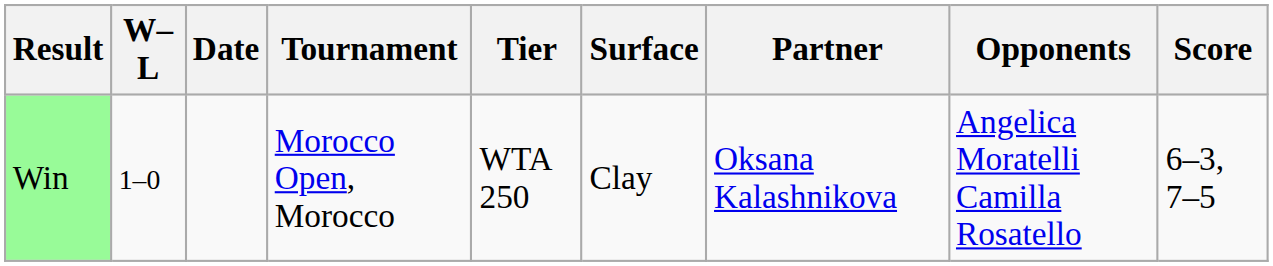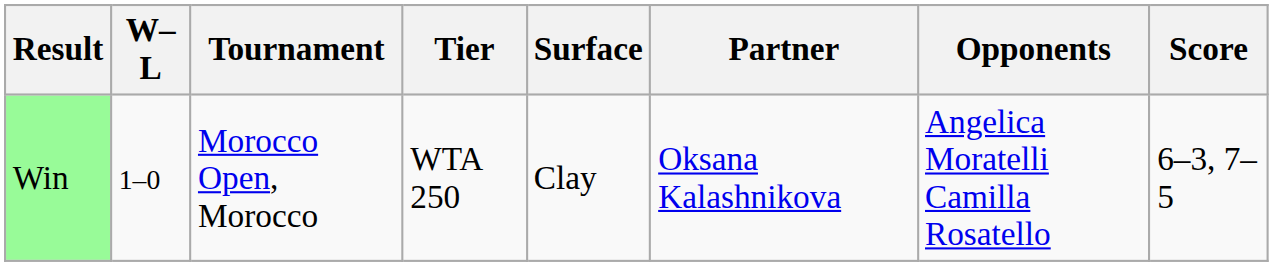- column: (226, 49)
